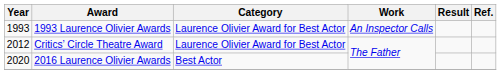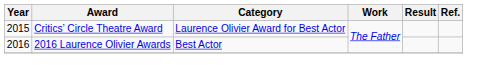- row: (102, 28)
(18, 45) 2012 -> (18, 28) 2015
(18, 61) 2020 -> (18, 45) 2016
